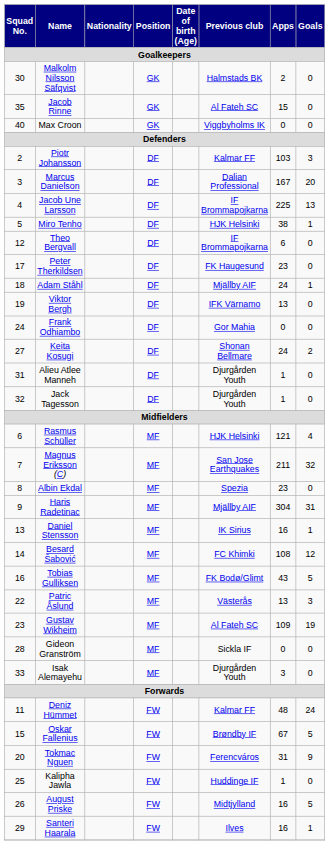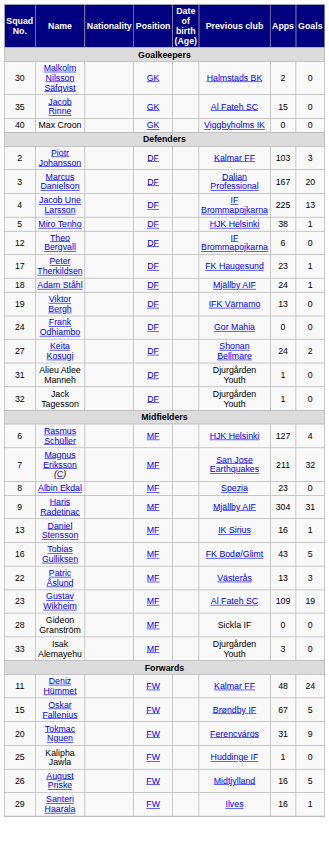(310, 267) 0 -> (310, 267) 1
(283, 436) 121 -> (283, 436) 127
- row: (60, 555)
